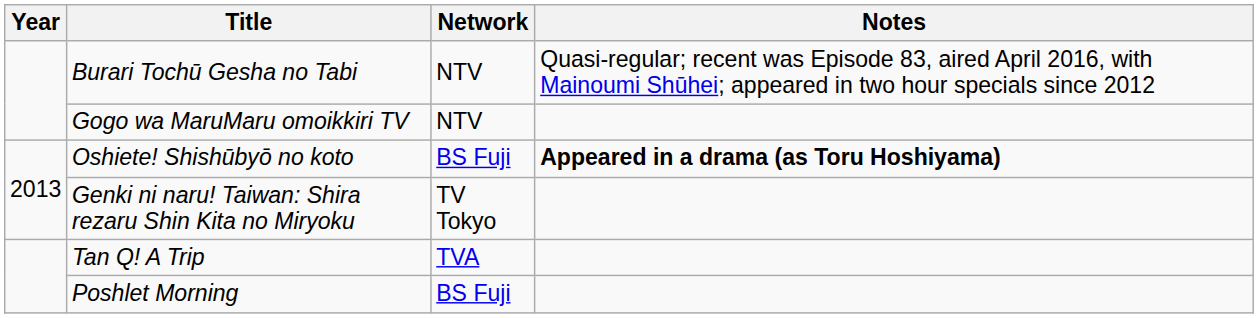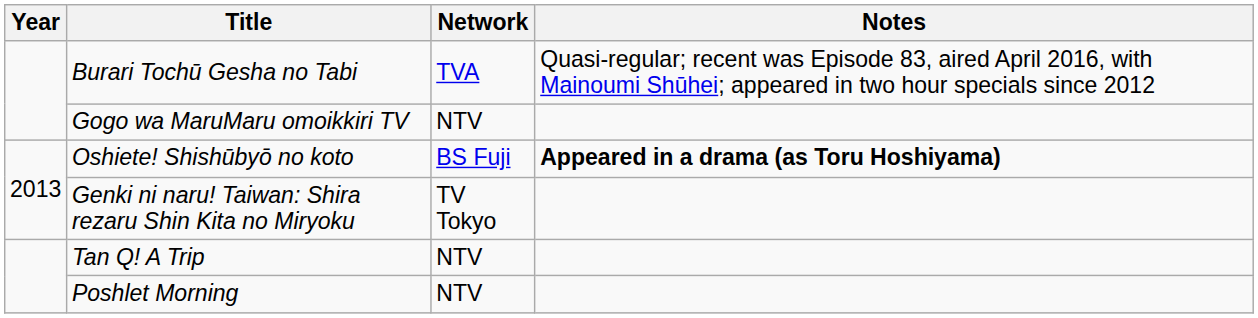(459, 72) NTV -> (458, 72) TVA
(458, 257) TVA -> (459, 257) NTV
(473, 293) BS Fuji -> (459, 293) NTV
